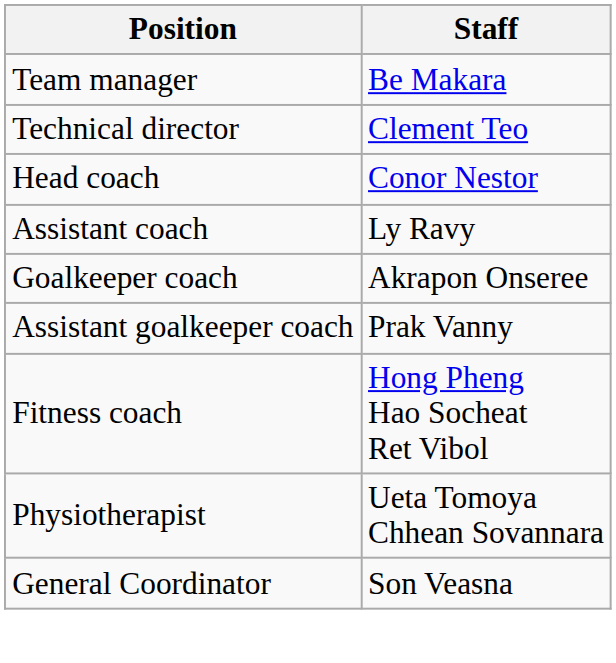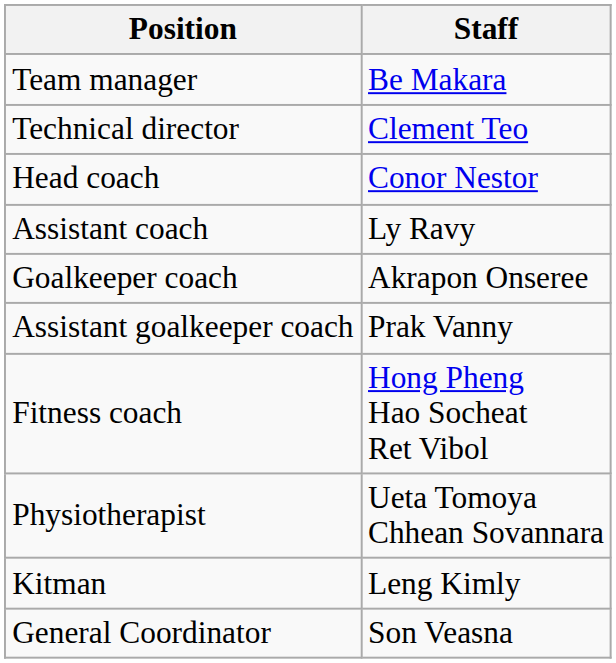+ row: (59, 582)
